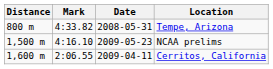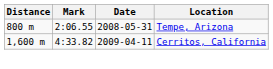(74, 27) 4:33.82 -> (74, 27) 2:06.55
- row: (189, 41)
(74, 56) 2:06.55 -> (74, 41) 4:33.82
